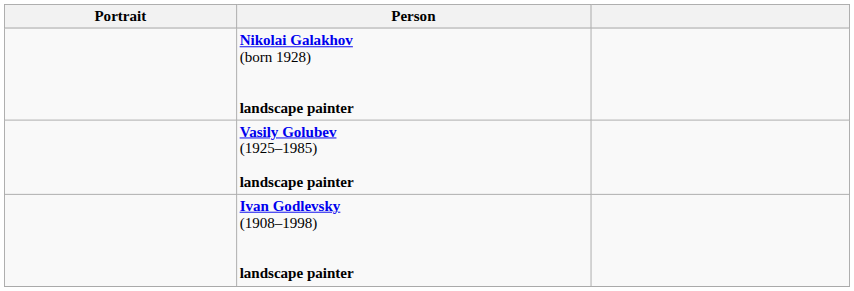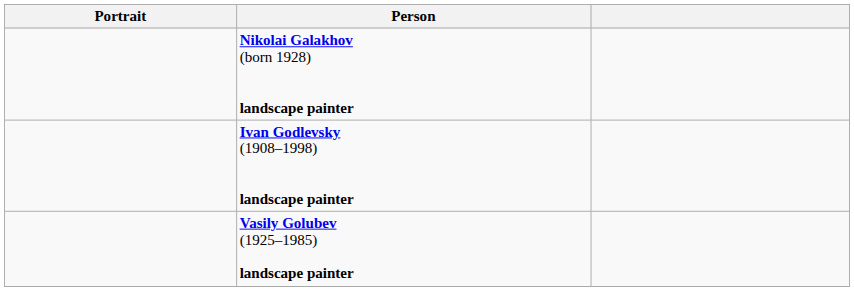rows swapped: (297, 240) <-> (297, 157)
